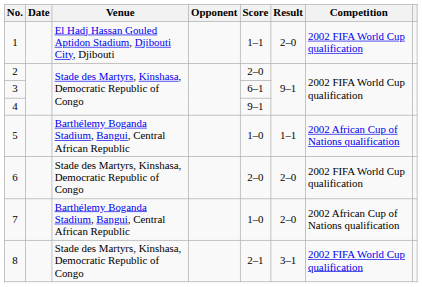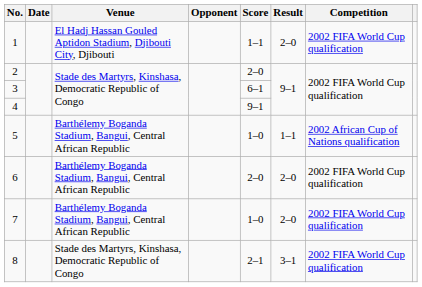(118, 177) Stade des Martyrs, Kinshasa, Democratic Republic of Congo -> (110, 177) Barthélemy Boganda Stadium, Bangui, Central African Republic
(354, 219) 2002 African Cup of Nations qualification -> (356, 219) 2002 FIFA World Cup qualification
